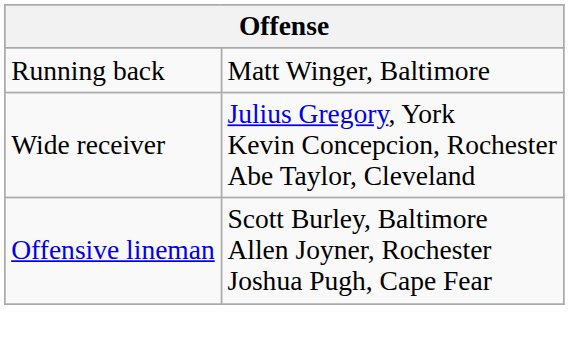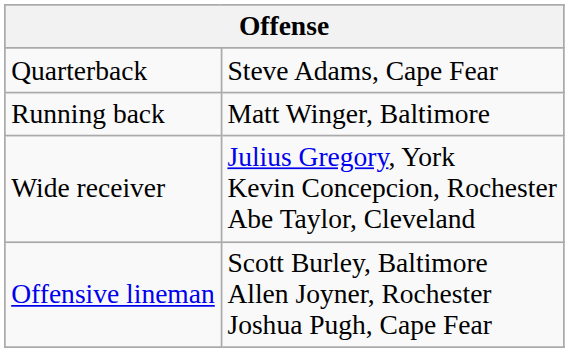+ row: (79, 69)
